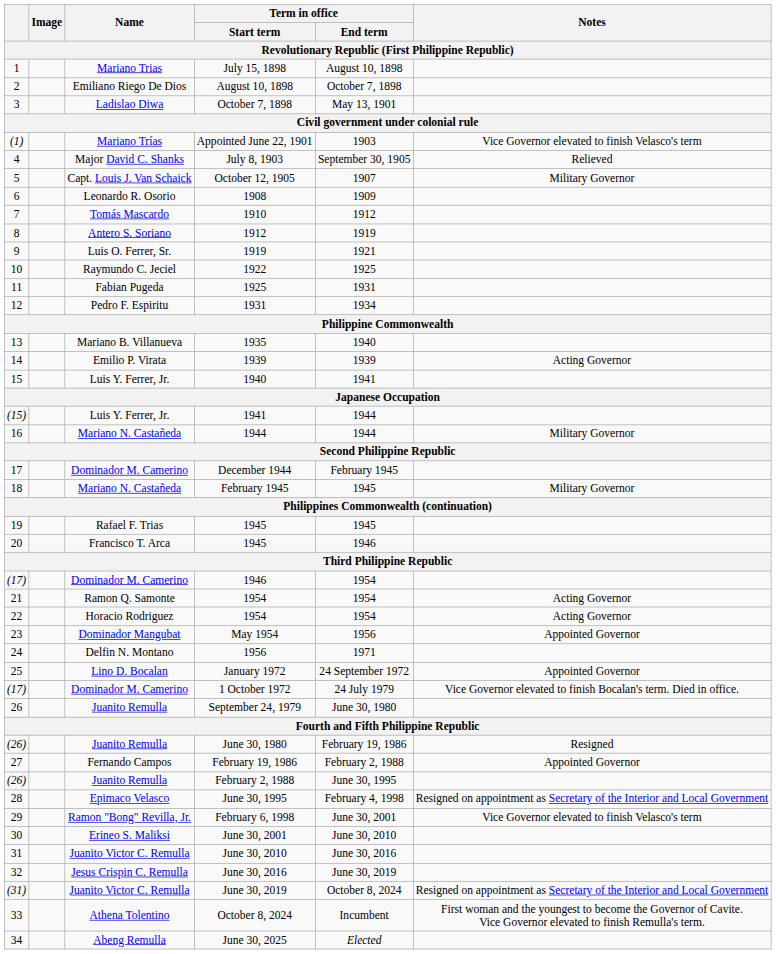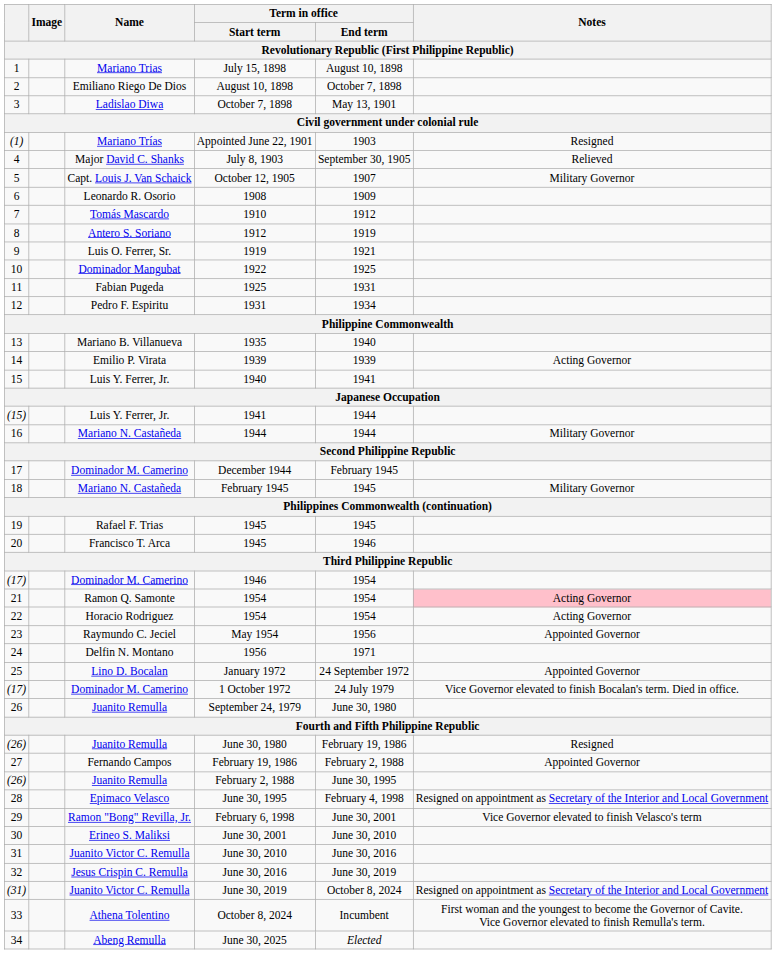(592, 141) Vice Governor elevated to finish Velasco's term -> (592, 141) Resigned
(130, 269) Raymundo C. Jeciel -> (130, 269) Dominador Mangubat
(592, 598) no background -> (592, 598) pink background
(130, 634) Dominador Mangubat -> (130, 634) Raymundo C. Jeciel
